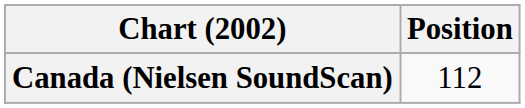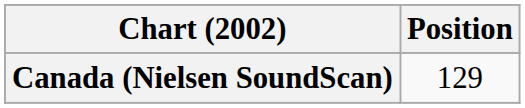(460, 77) 112 -> (460, 77) 129
